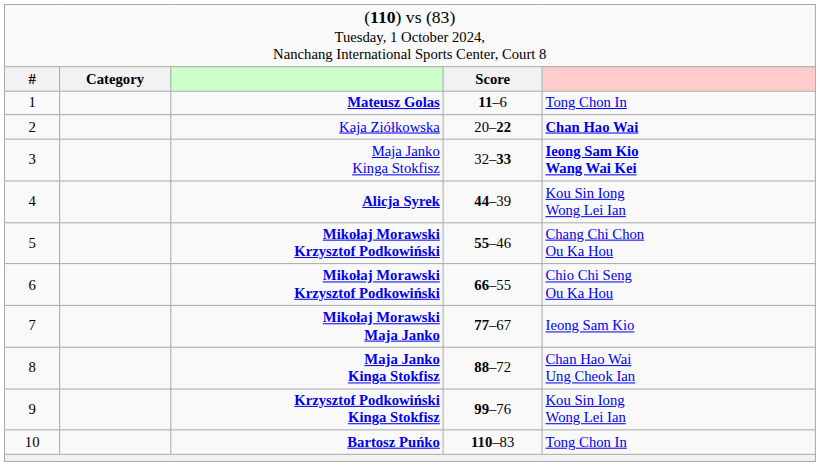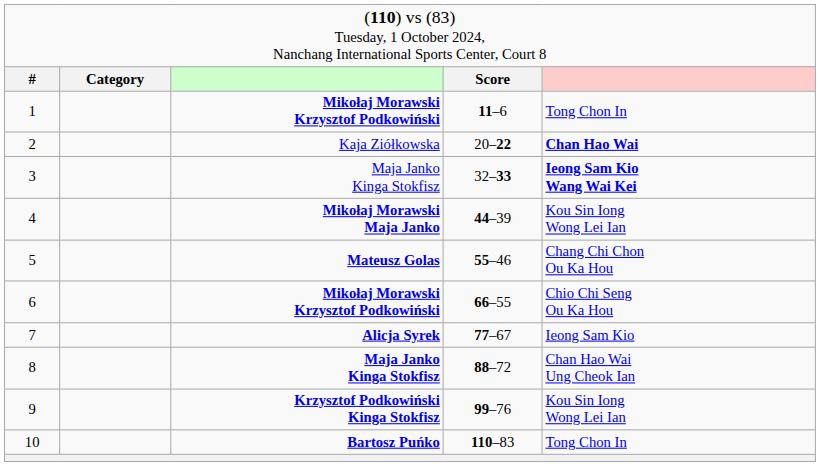(394, 103) Mateusz Golas -> (367, 111) Mikołaj Morawski Krzysztof Podkowiński
(401, 201) Alicja Syrek -> (381, 219) Mikołaj Morawski Maja Janko
(367, 243) Mikołaj Morawski Krzysztof Podkowiński -> (394, 260) Mateusz Golas
(381, 326) Mikołaj Morawski Maja Janko -> (401, 335) Alicja Syrek
